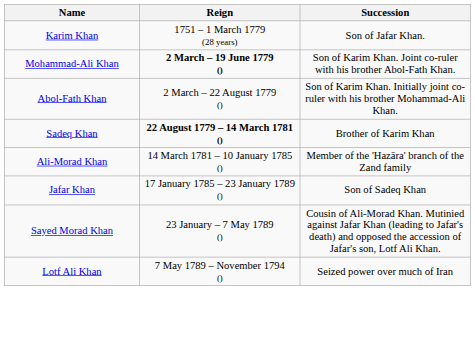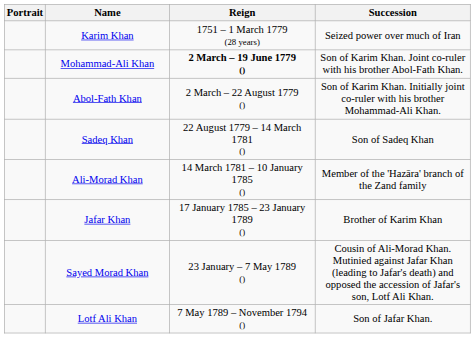+ column: (25, 12)
(385, 35) Son of Jafar Khan. -> (393, 35) Seized power over much of Iran
(220, 133) bold -> (242, 139) normal
(385, 133) Brother of Karim Khan -> (393, 139) Son of Sadeq Khan
(385, 190) Son of Sadeq Khan -> (393, 220) Brother of Karim Khan
(385, 271) Seized power over much of Iran -> (393, 319) Son of Jafar Khan.
